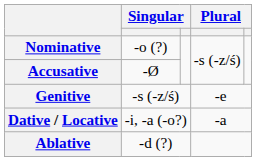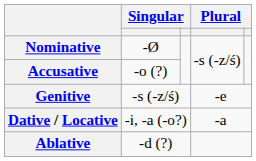(151, 47) -o (?) -> (151, 47) -Ø
(151, 71) -Ø -> (151, 71) -o (?)
